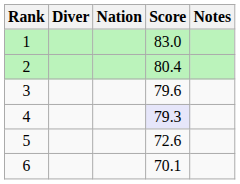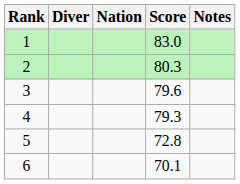(168, 66) 80.4 -> (168, 66) 80.3
(168, 116) lavender background -> (168, 116) no background
(168, 141) 72.6 -> (168, 141) 72.8
